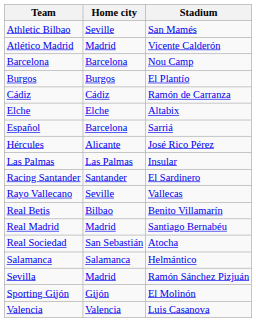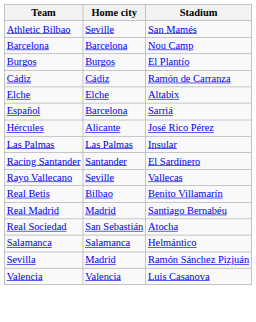- row: (40, 45)
- row: (38, 293)
